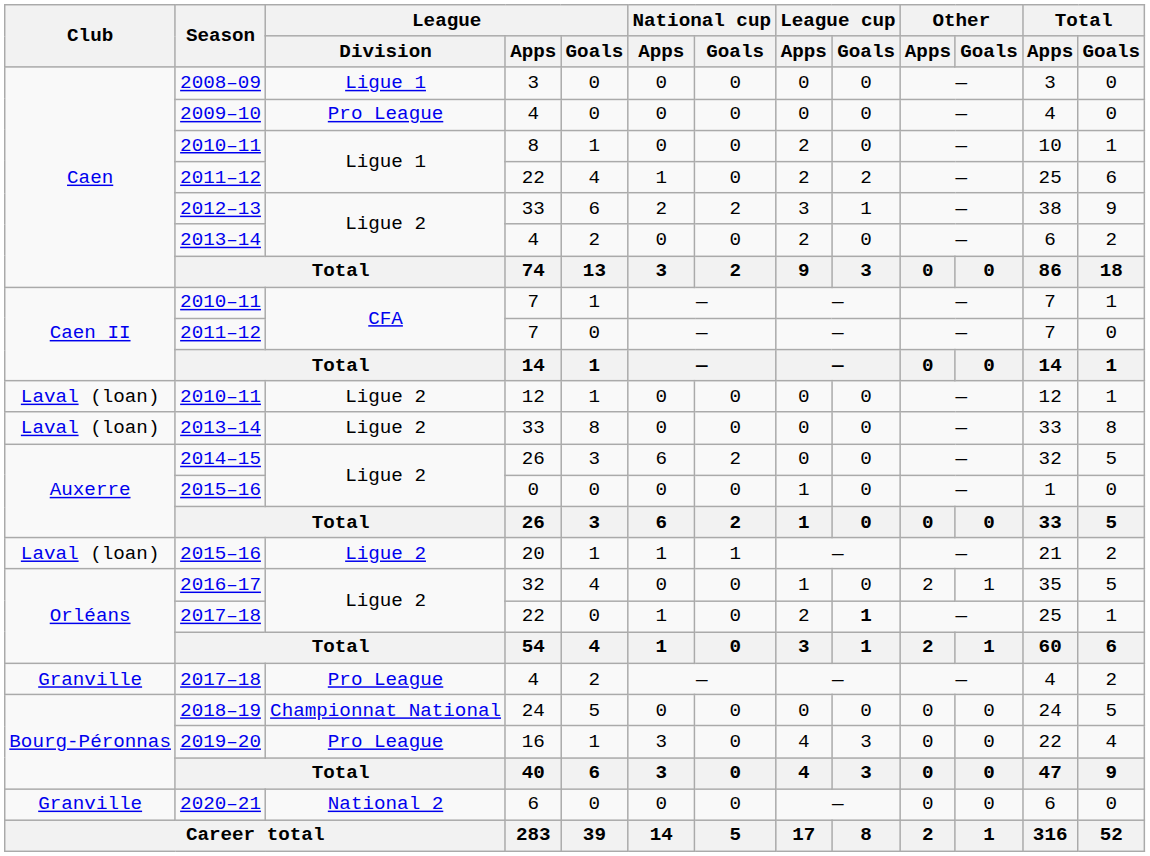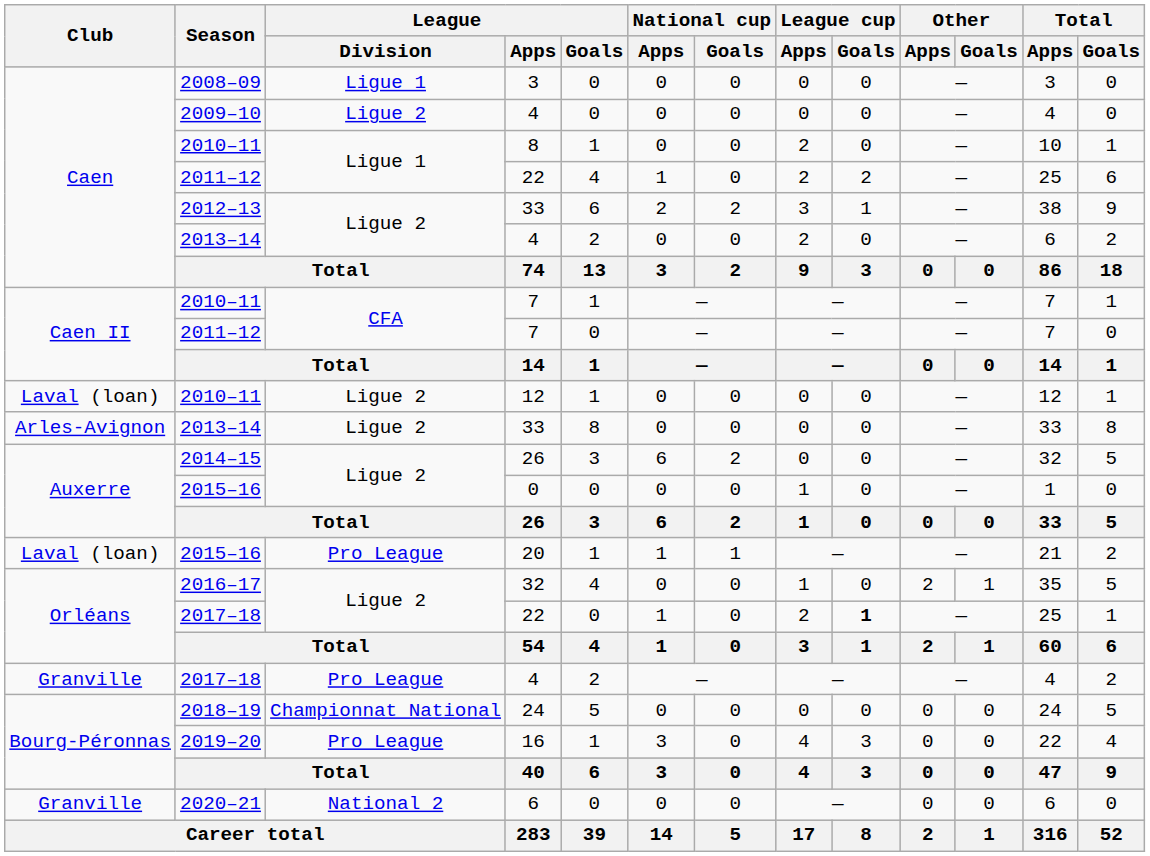(386, 114) Pro League -> (386, 114) Ligue 2
(90, 428) Laval (loan) -> (90, 428) Arles-Avignon
(386, 553) Ligue 2 -> (386, 553) Pro League
